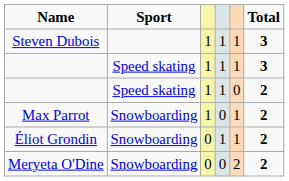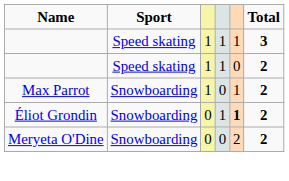- row: (56, 41)
(237, 139) normal -> (237, 115) bold
